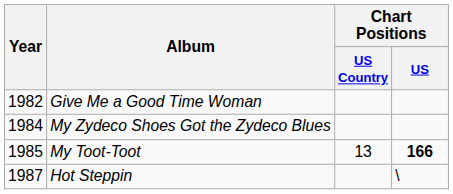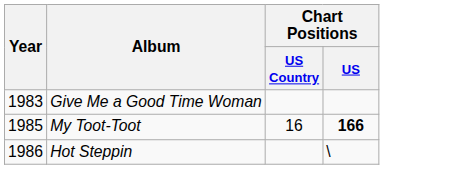(26, 101) 1982 -> (26, 101) 1983
- row: (191, 126)
(363, 151) 13 -> (294, 126) 16
(26, 176) 1987 -> (26, 151) 1986
